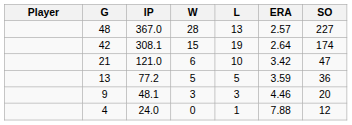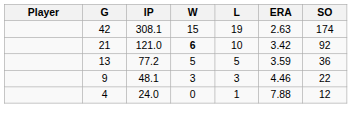- row: (105, 29)
(281, 45) 2.64 -> (281, 29) 2.63
(193, 62) normal -> (193, 45) bold
(325, 62) 47 -> (325, 45) 92
(325, 95) 20 -> (325, 78) 22
